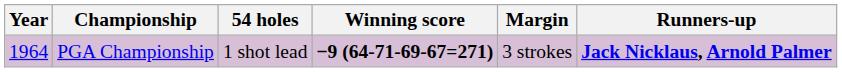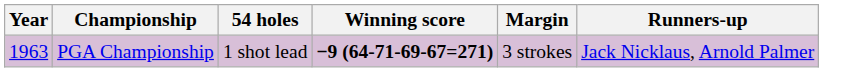(29, 50) 1964 -> (29, 50) 1963
(706, 50) bold -> (698, 50) normal
